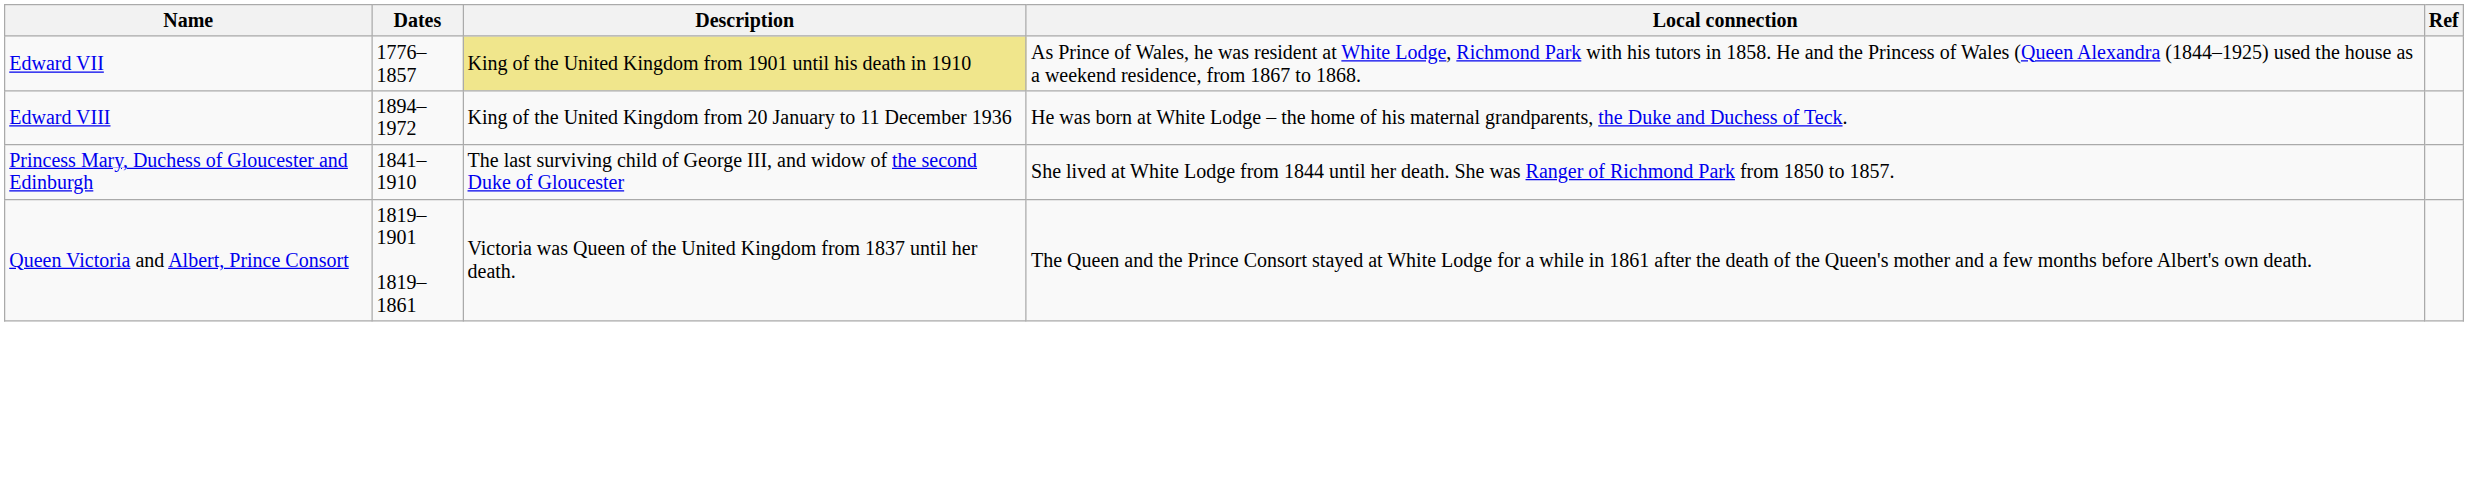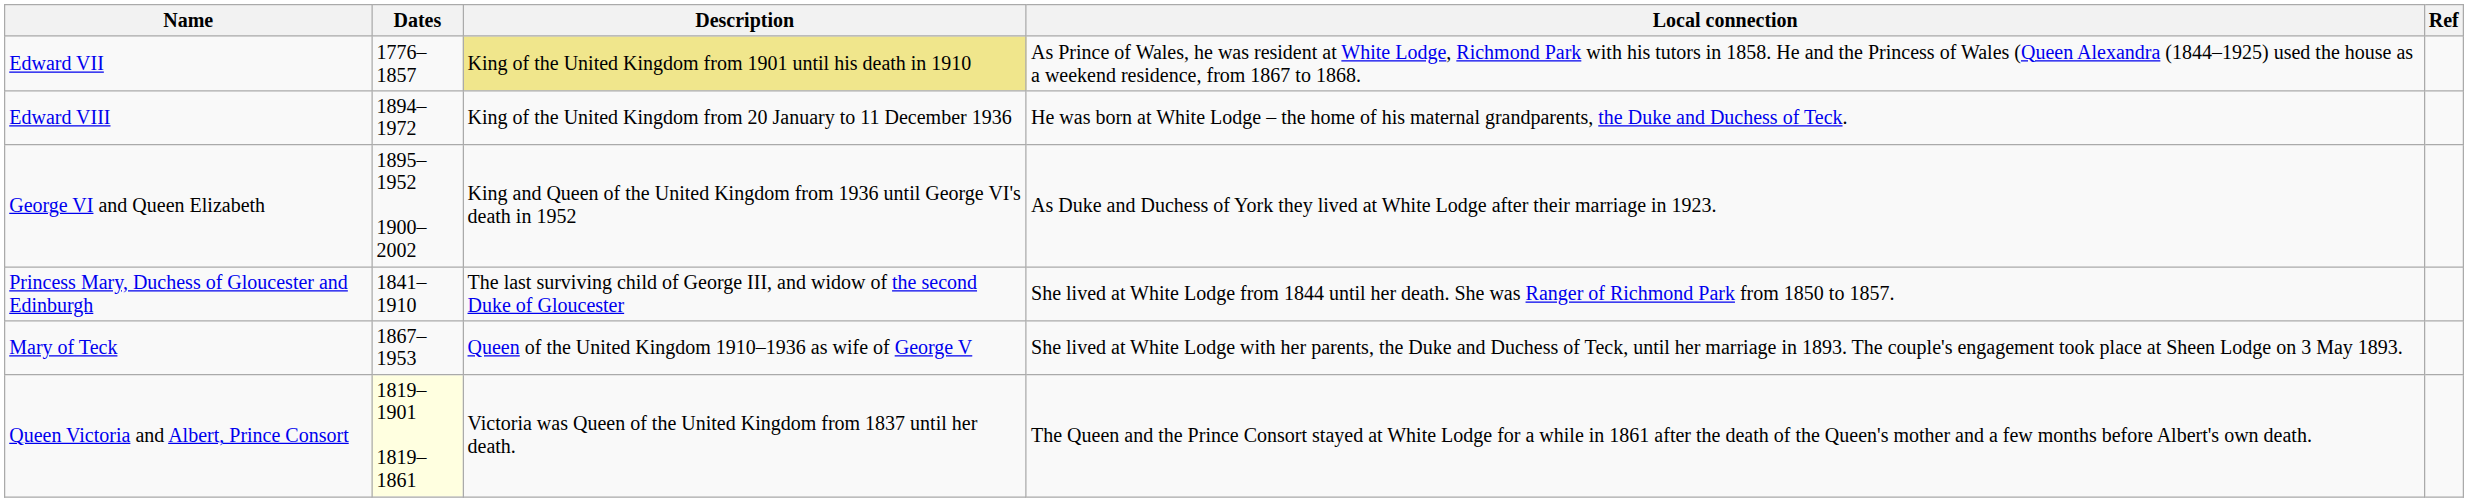+ row: (137, 205)
+ row: (63, 347)
(402, 259) no background -> (402, 435) lightyellow background
